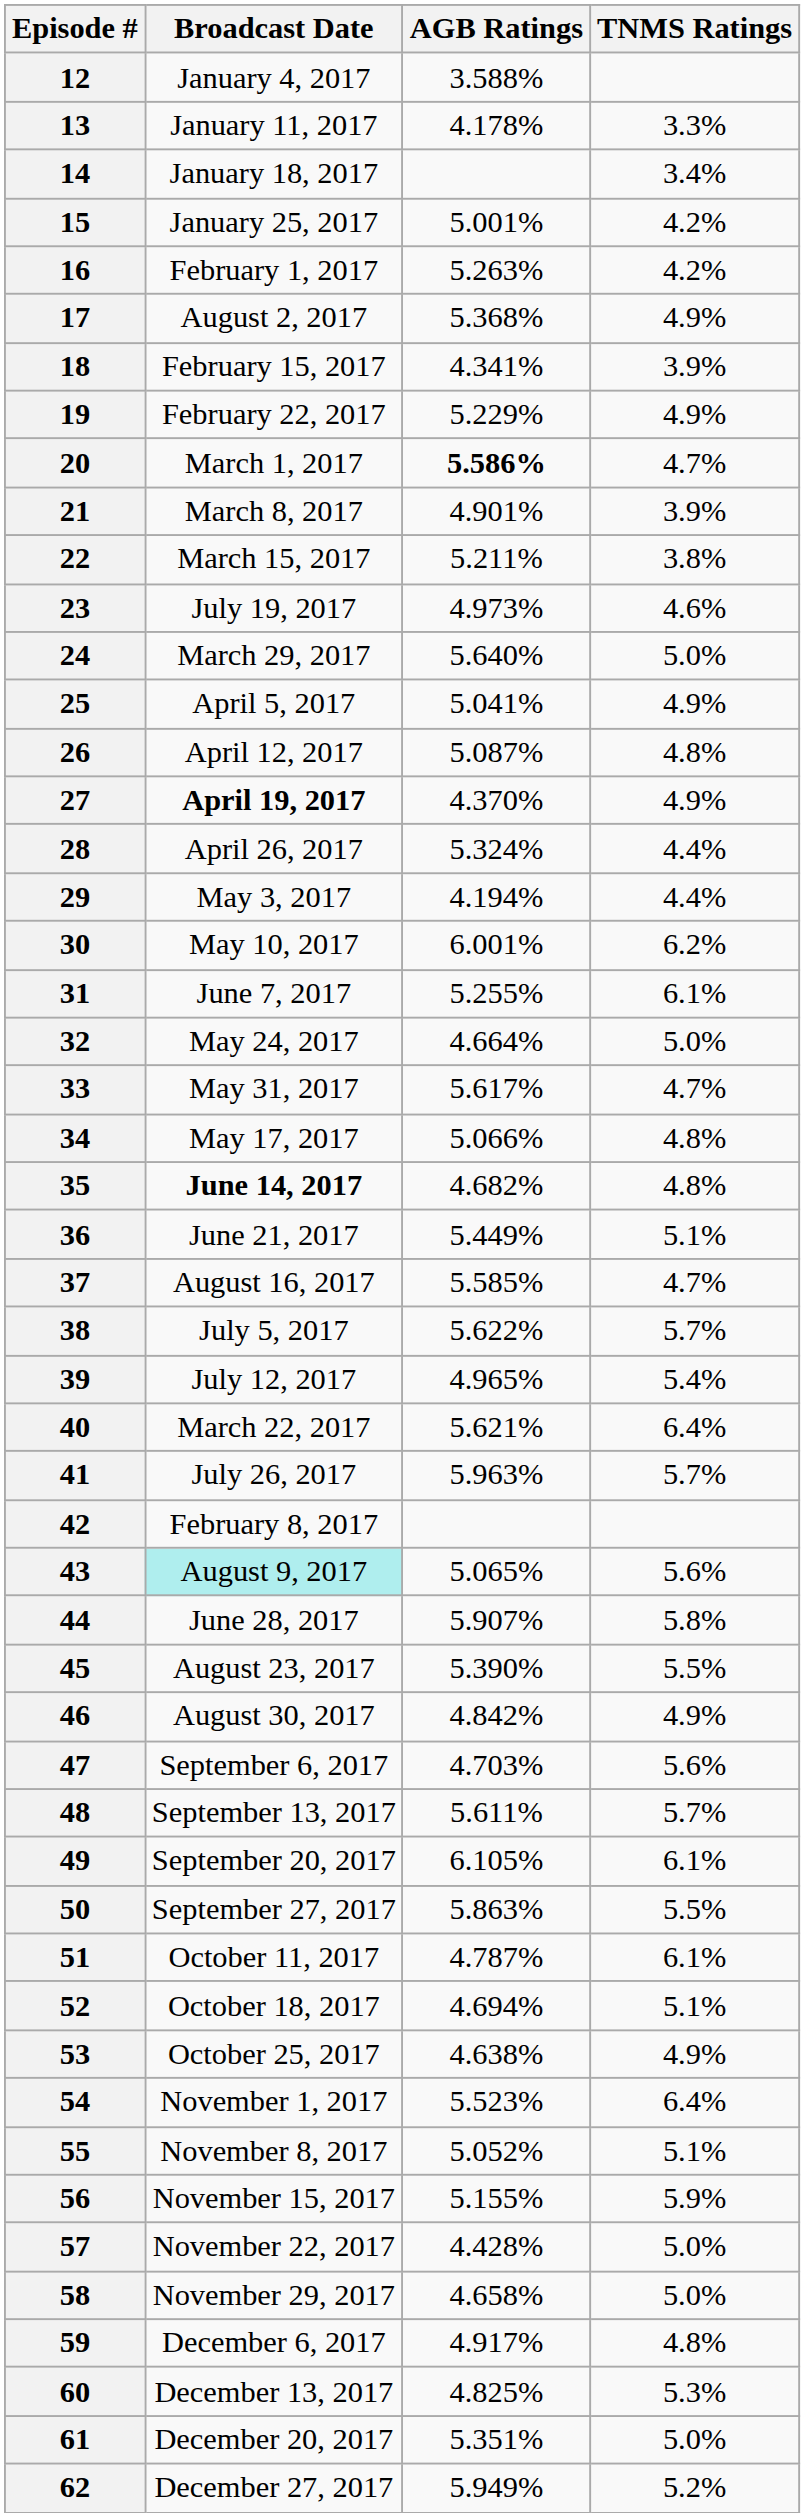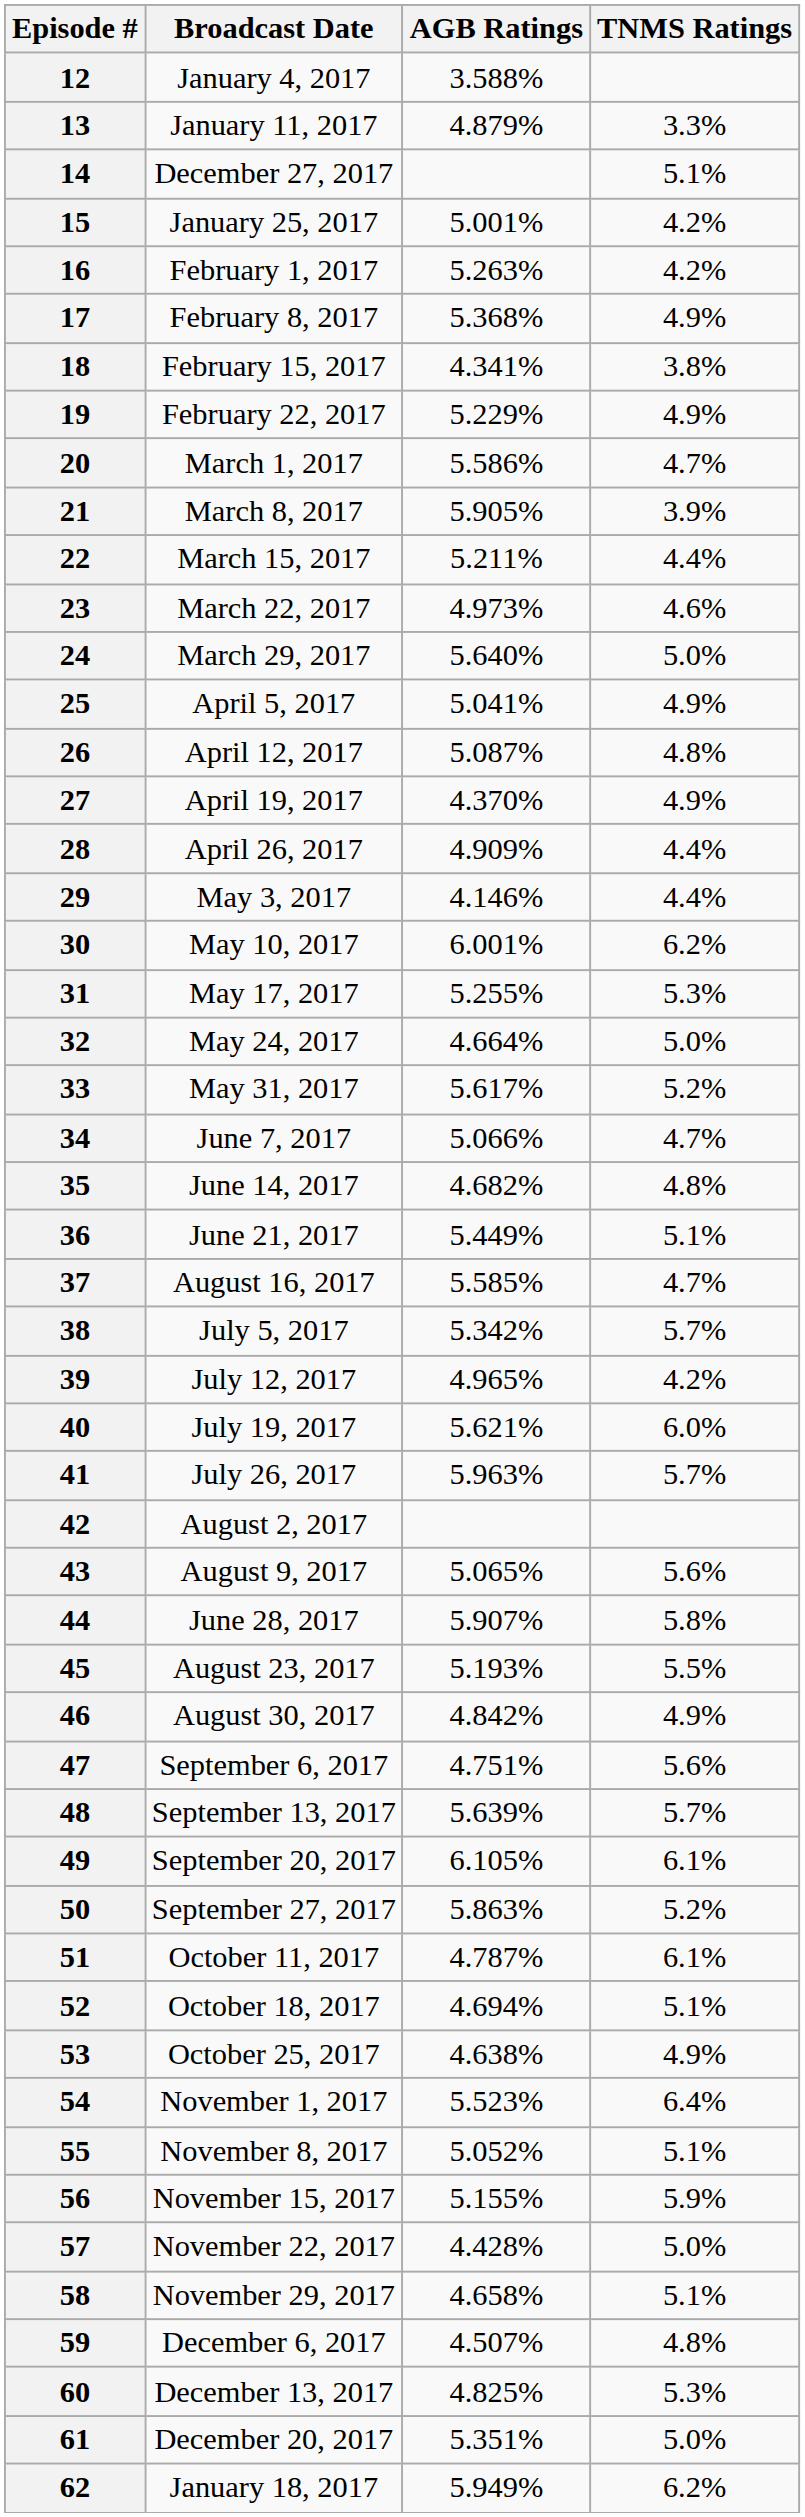(496, 125) 4.178% -> (496, 125) 4.879%
(274, 173) January 18, 2017 -> (274, 173) December 27, 2017
(695, 173) 3.4% -> (695, 173) 5.1%
(274, 317) August 2, 2017 -> (274, 317) February 8, 2017
(695, 366) 3.9% -> (695, 366) 3.8%
(496, 462) bold -> (496, 462) normal
(496, 510) 4.901% -> (496, 510) 5.905%
(695, 558) 3.8% -> (695, 558) 4.4%
(274, 607) July 19, 2017 -> (274, 607) March 22, 2017
(274, 800) bold -> (274, 800) normal
(496, 848) 5.324% -> (496, 848) 4.909%
(496, 896) 4.194% -> (496, 896) 4.146%
(274, 992) June 7, 2017 -> (274, 992) May 17, 2017
(695, 992) 6.1% -> (695, 992) 5.3%
(695, 1089) 4.7% -> (695, 1089) 5.2%
(274, 1137) May 17, 2017 -> (274, 1137) June 7, 2017
(695, 1137) 4.8% -> (695, 1137) 4.7%
(274, 1185) bold -> (274, 1185) normal
(496, 1330) 5.622% -> (496, 1330) 5.342%
(695, 1378) 5.4% -> (695, 1378) 4.2%
(274, 1426) March 22, 2017 -> (274, 1426) July 19, 2017
(695, 1426) 6.4% -> (695, 1426) 6.0%
(274, 1523) February 8, 2017 -> (274, 1523) August 2, 2017
(274, 1571) paleturquoise background -> (274, 1571) no background
(496, 1667) 5.390% -> (496, 1667) 5.193%
(496, 1764) 4.703% -> (496, 1764) 4.751%
(496, 1812) 5.611% -> (496, 1812) 5.639%
(695, 1908) 5.5% -> (695, 1908) 5.2%
(695, 2294) 5.0% -> (695, 2294) 5.1%
(496, 2342) 4.917% -> (496, 2342) 4.507%
(274, 2487) December 27, 2017 -> (274, 2487) January 18, 2017
(695, 2487) 5.2% -> (695, 2487) 6.2%
